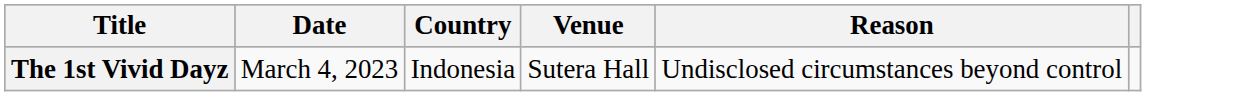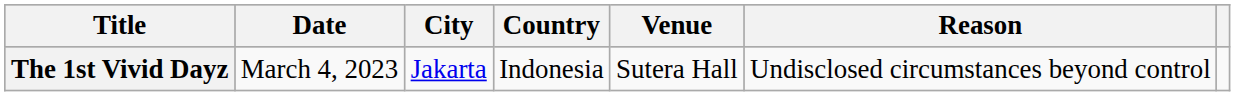+ column: (449, 25)
